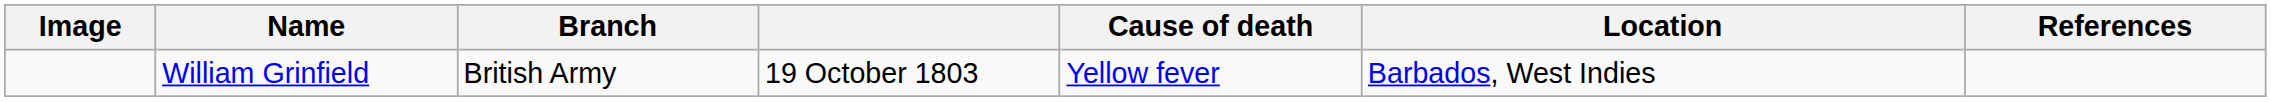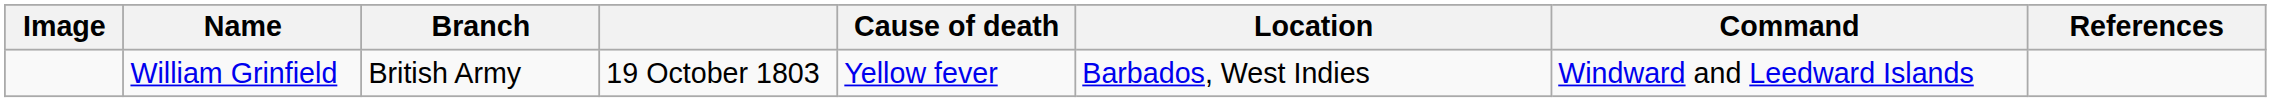+ column: (1790, 27)
